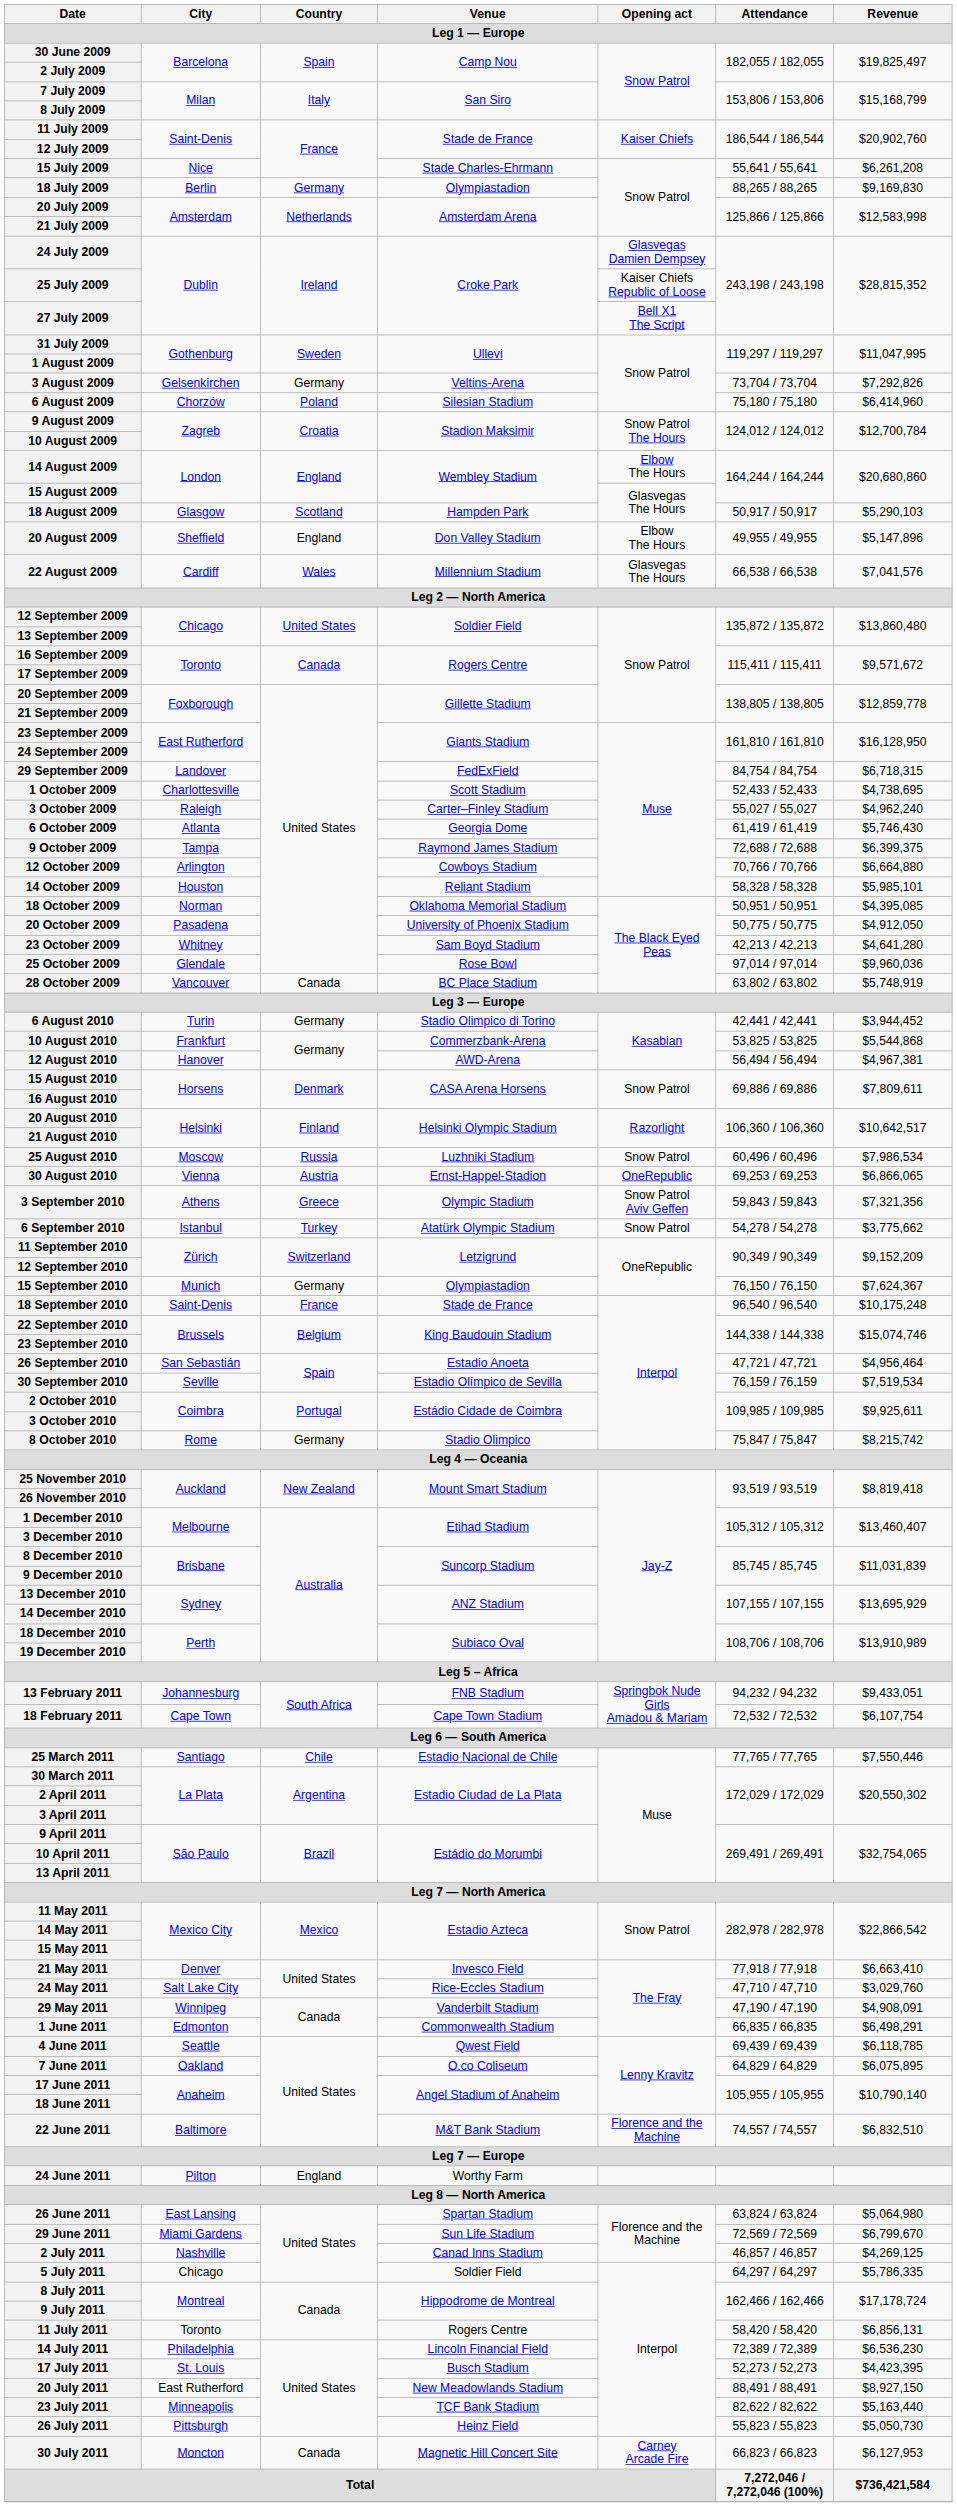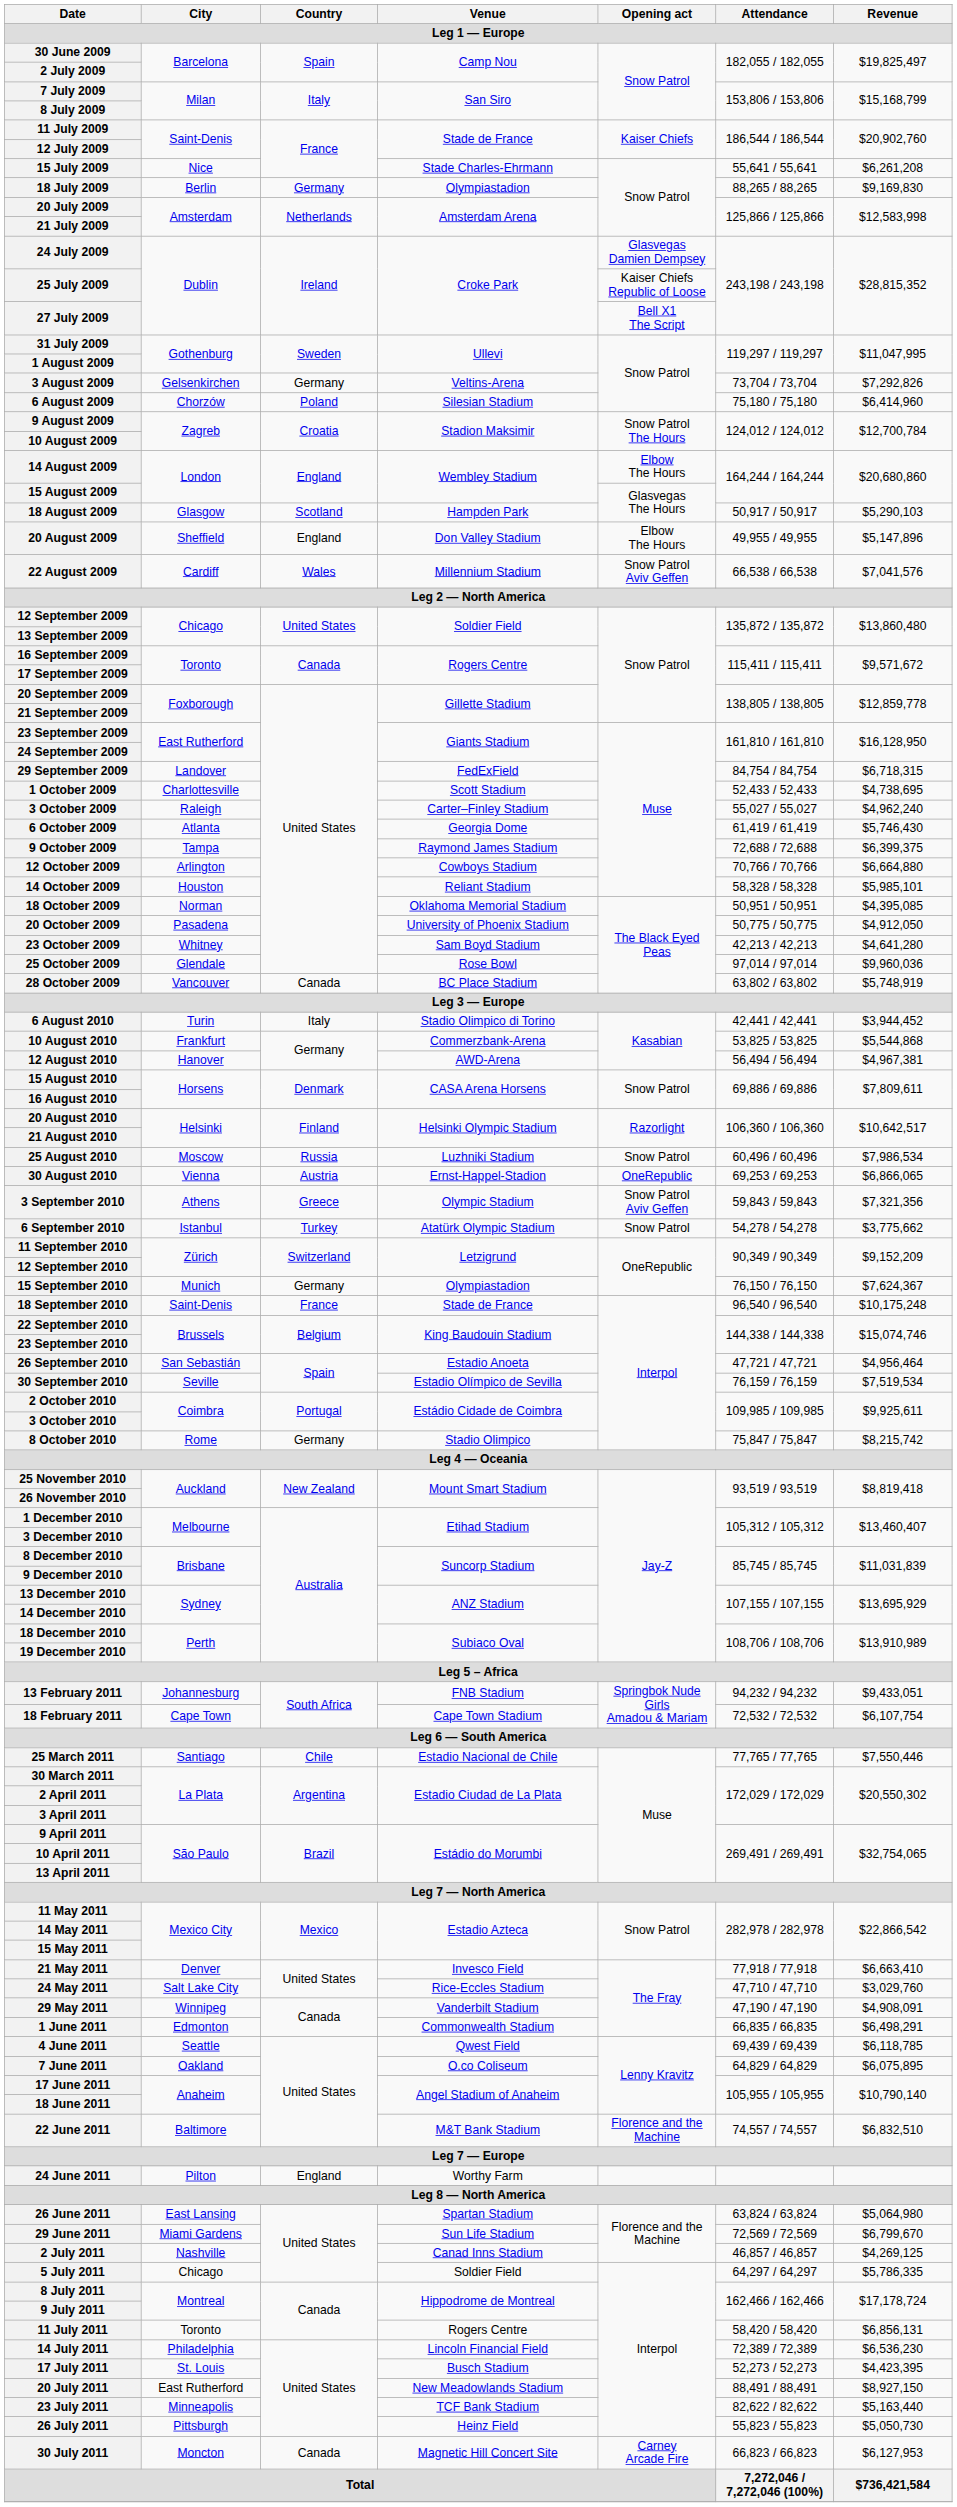(657, 571) Glasvegas The Hours -> (657, 571) Snow Patrol Aviv Geffen
(319, 1021) Germany -> (319, 1021) Italy
